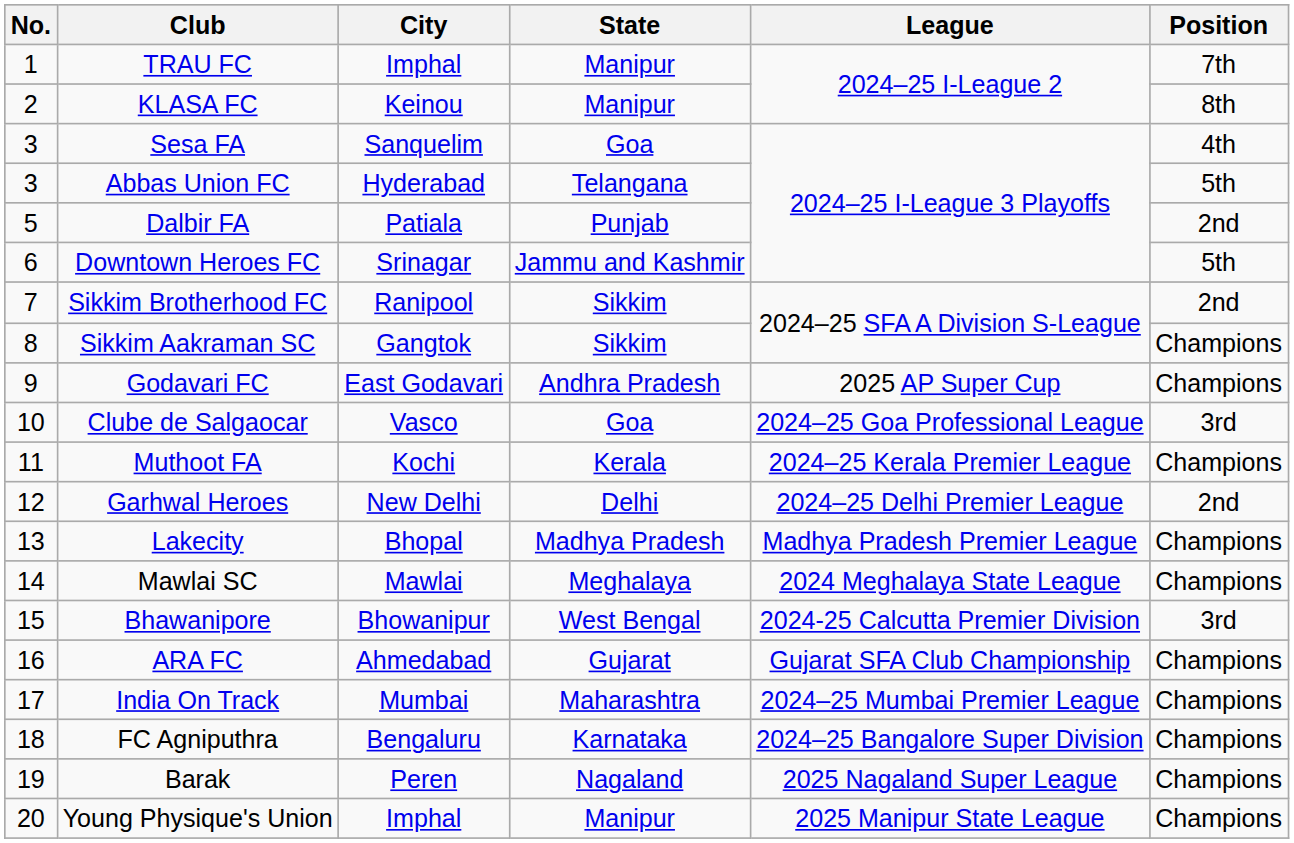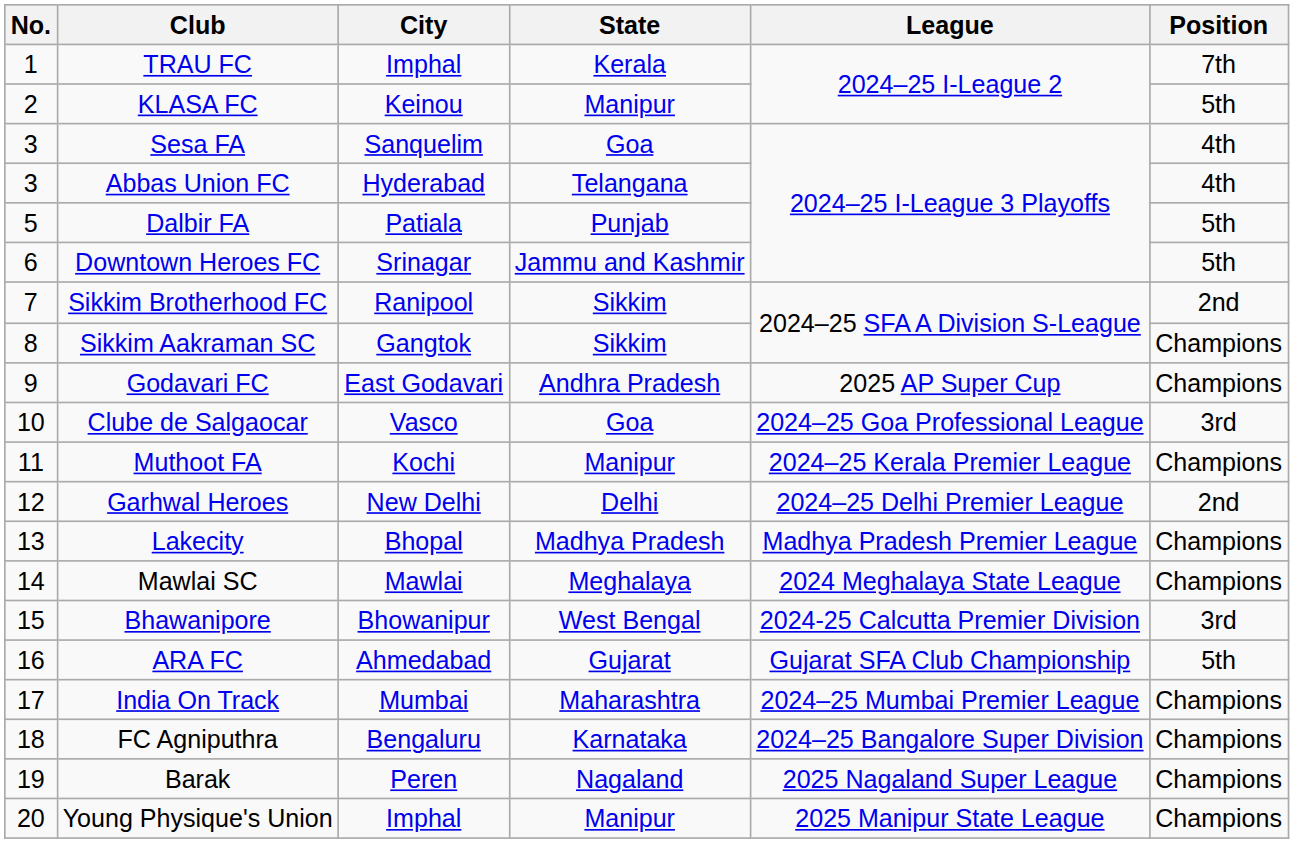(630, 65) Manipur -> (630, 65) Kerala
(1219, 104) 8th -> (1219, 104) 5th
(1219, 184) 5th -> (1219, 184) 4th
(1219, 223) 2nd -> (1219, 223) 5th
(630, 462) Kerala -> (630, 462) Manipur
(1219, 660) Champions -> (1219, 660) 5th
